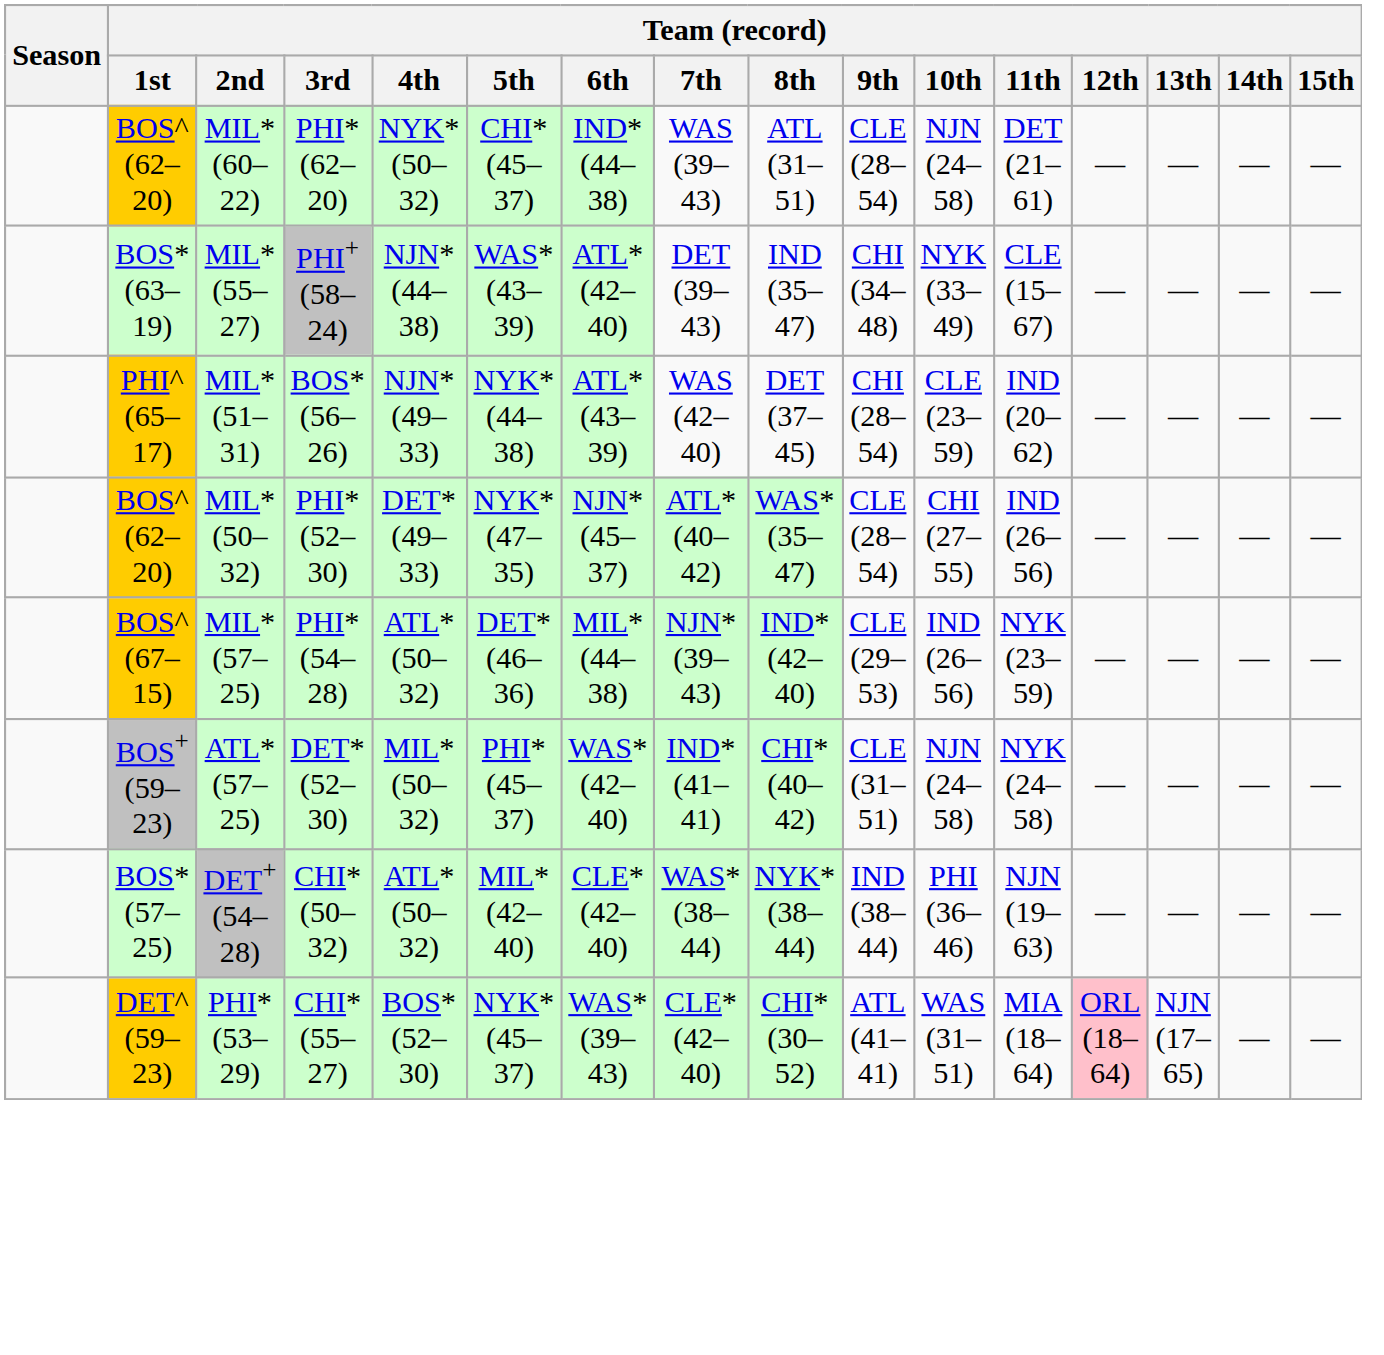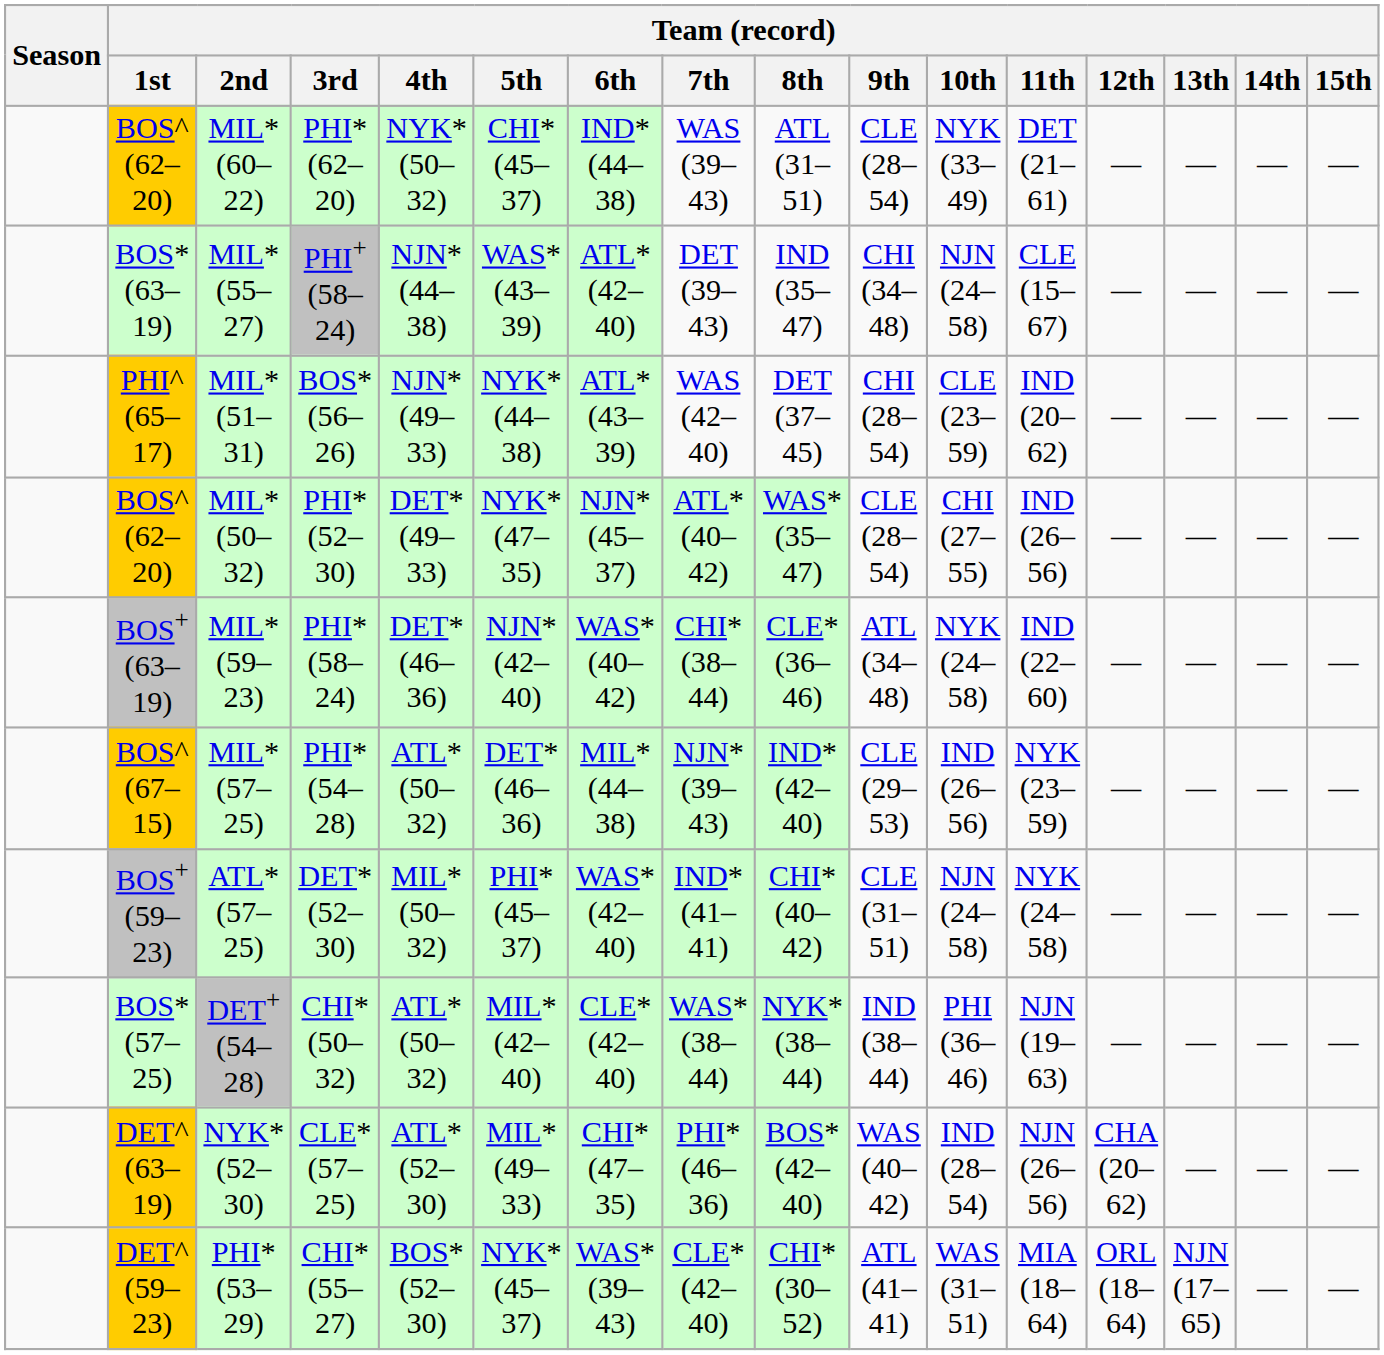(953, 165) NJN (24–58) -> (968, 165) NYK (33–49)
(953, 290) NYK (33–49) -> (968, 290) NJN (24–58)
+ row: (244, 662)
+ row: (244, 1167)
(1110, 1038) pink background -> (1126, 1288) no background
